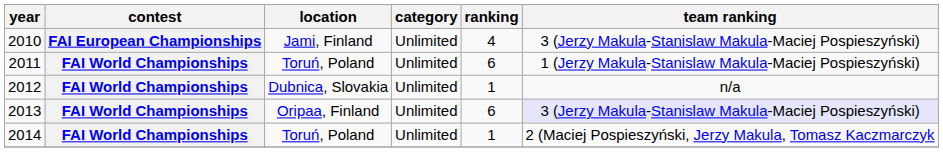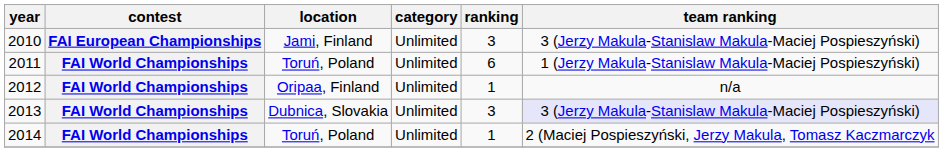(492, 40) 4 -> (492, 40) 3
(328, 88) Dubnica, Slovakia -> (328, 88) Oripaa, Finland
(328, 111) Oripaa, Finland -> (328, 111) Dubnica, Slovakia
(492, 111) 6 -> (492, 111) 3
